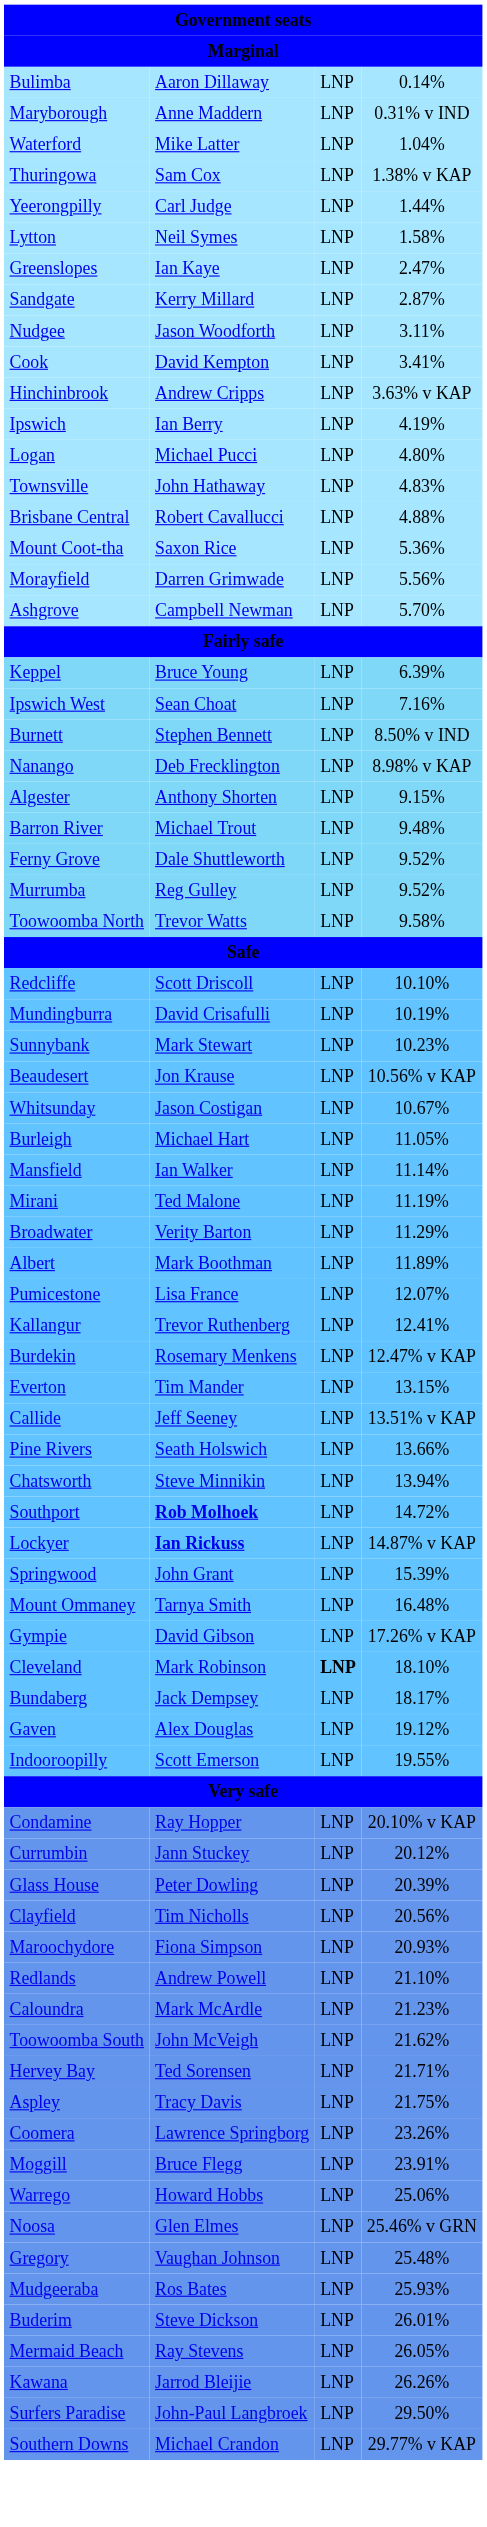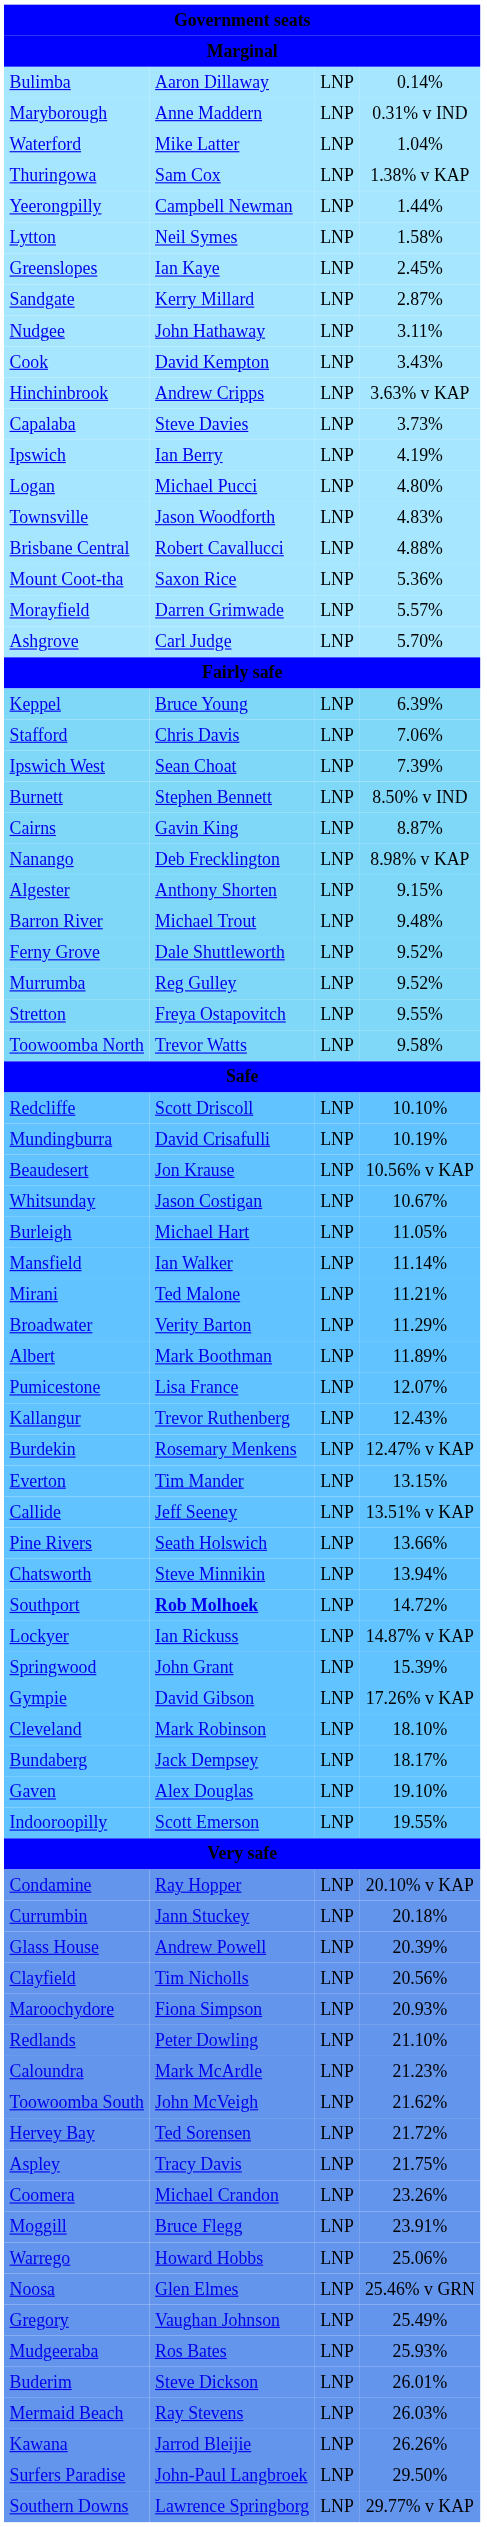(193, 207) Carl Judge -> (224, 207) Campbell Newman
(422, 269) 2.47% -> (420, 269) 2.45%
(215, 331) Jason Woodforth -> (210, 331) John Hathaway
(422, 362) 3.41% -> (420, 362) 3.43%
+ row: (43, 424)
(210, 486) John Hathaway -> (215, 517) Jason Woodforth
(422, 580) 5.56% -> (420, 611) 5.57%
(224, 611) Campbell Newman -> (193, 642) Carl Judge
+ row: (38, 735)
(422, 704) 7.16% -> (420, 766) 7.39%
+ row: (33, 828)
+ row: (38, 1015)
- row: (50, 1046)
(422, 1201) 11.19% -> (420, 1294) 11.21%
(422, 1325) 12.41% -> (420, 1419) 12.43%
(200, 1543) bold -> (197, 1636) normal
- row: (72, 1605)
(338, 1667) bold -> (337, 1729) normal
(422, 1729) 19.12% -> (420, 1792) 19.10%
(422, 1854) 20.12% -> (420, 1916) 20.18%
(207, 1885) Peter Dowling -> (211, 1947) Andrew Powell
(211, 1978) Andrew Powell -> (207, 2040) Peter Dowling
(422, 2071) 21.71% -> (420, 2134) 21.72%
(232, 2134) Lawrence Springborg -> (217, 2196) Michael Crandon
(422, 2258) 25.48% -> (420, 2320) 25.49%
(422, 2351) 26.05% -> (420, 2413) 26.03%
(217, 2444) Michael Crandon -> (232, 2506) Lawrence Springborg
